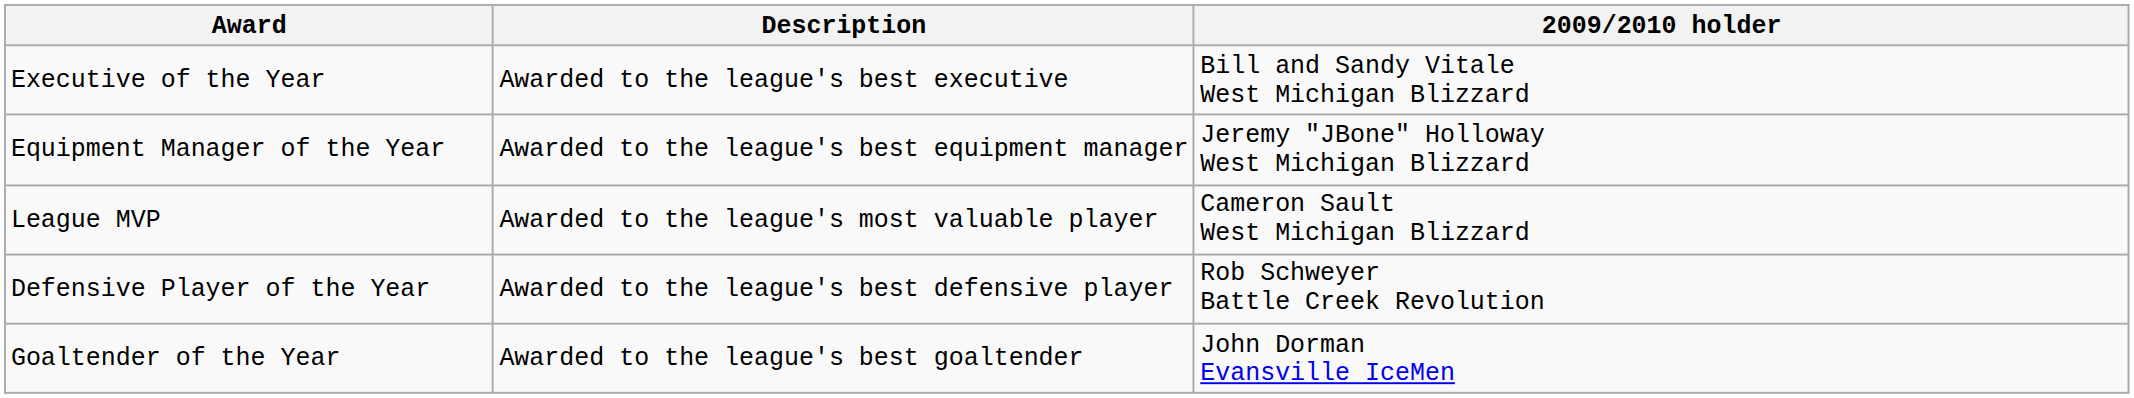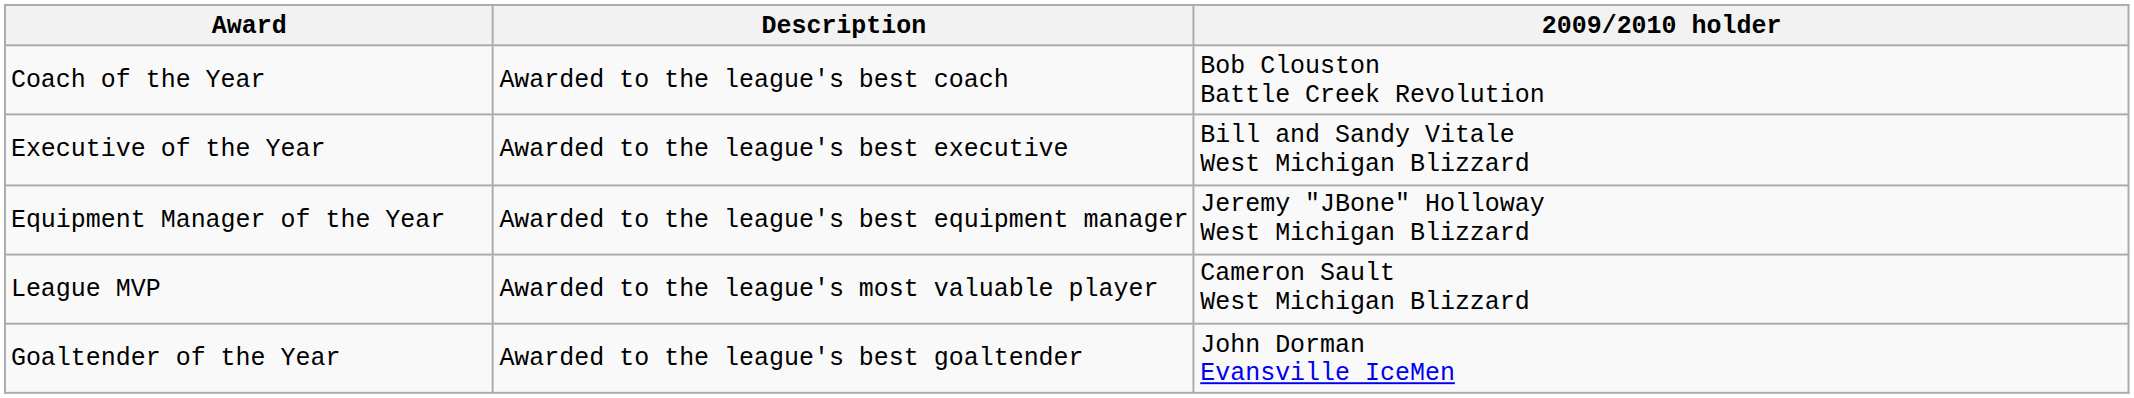+ row: (138, 80)
- row: (221, 289)
